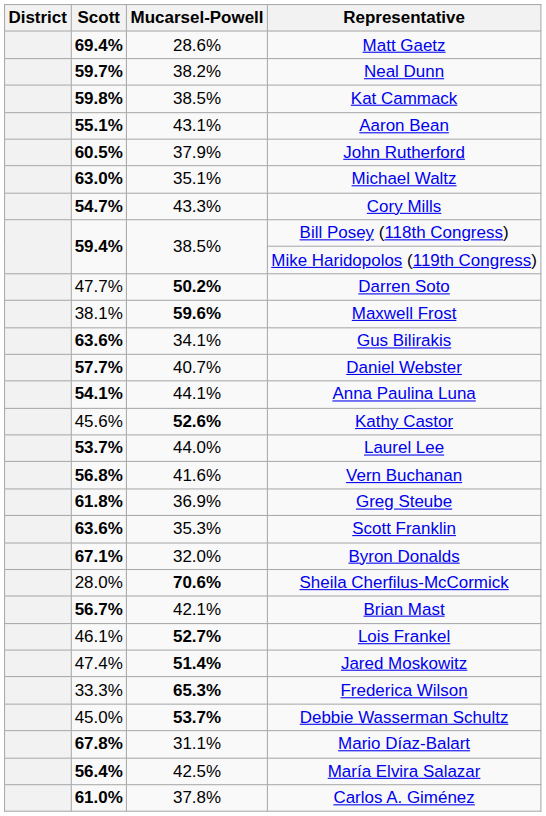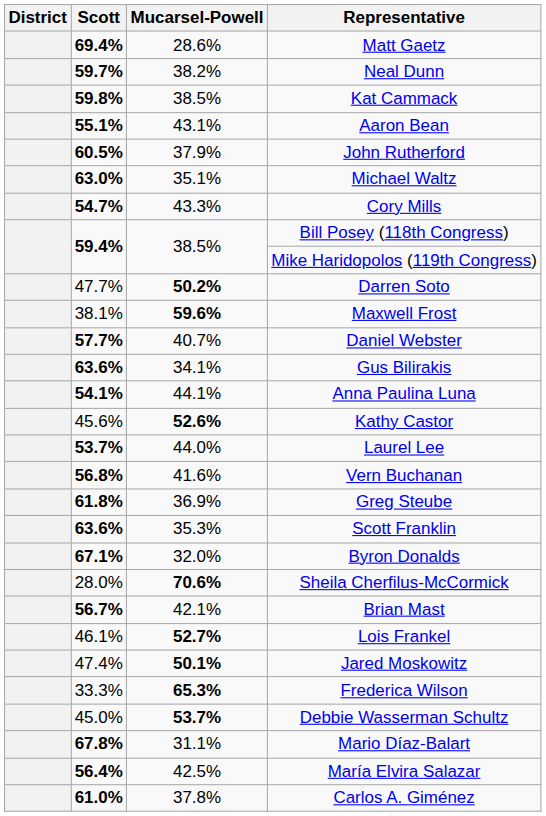rows swapped: (404, 367) <-> (404, 340)
(197, 663) 51.4% -> (197, 663) 50.1%
